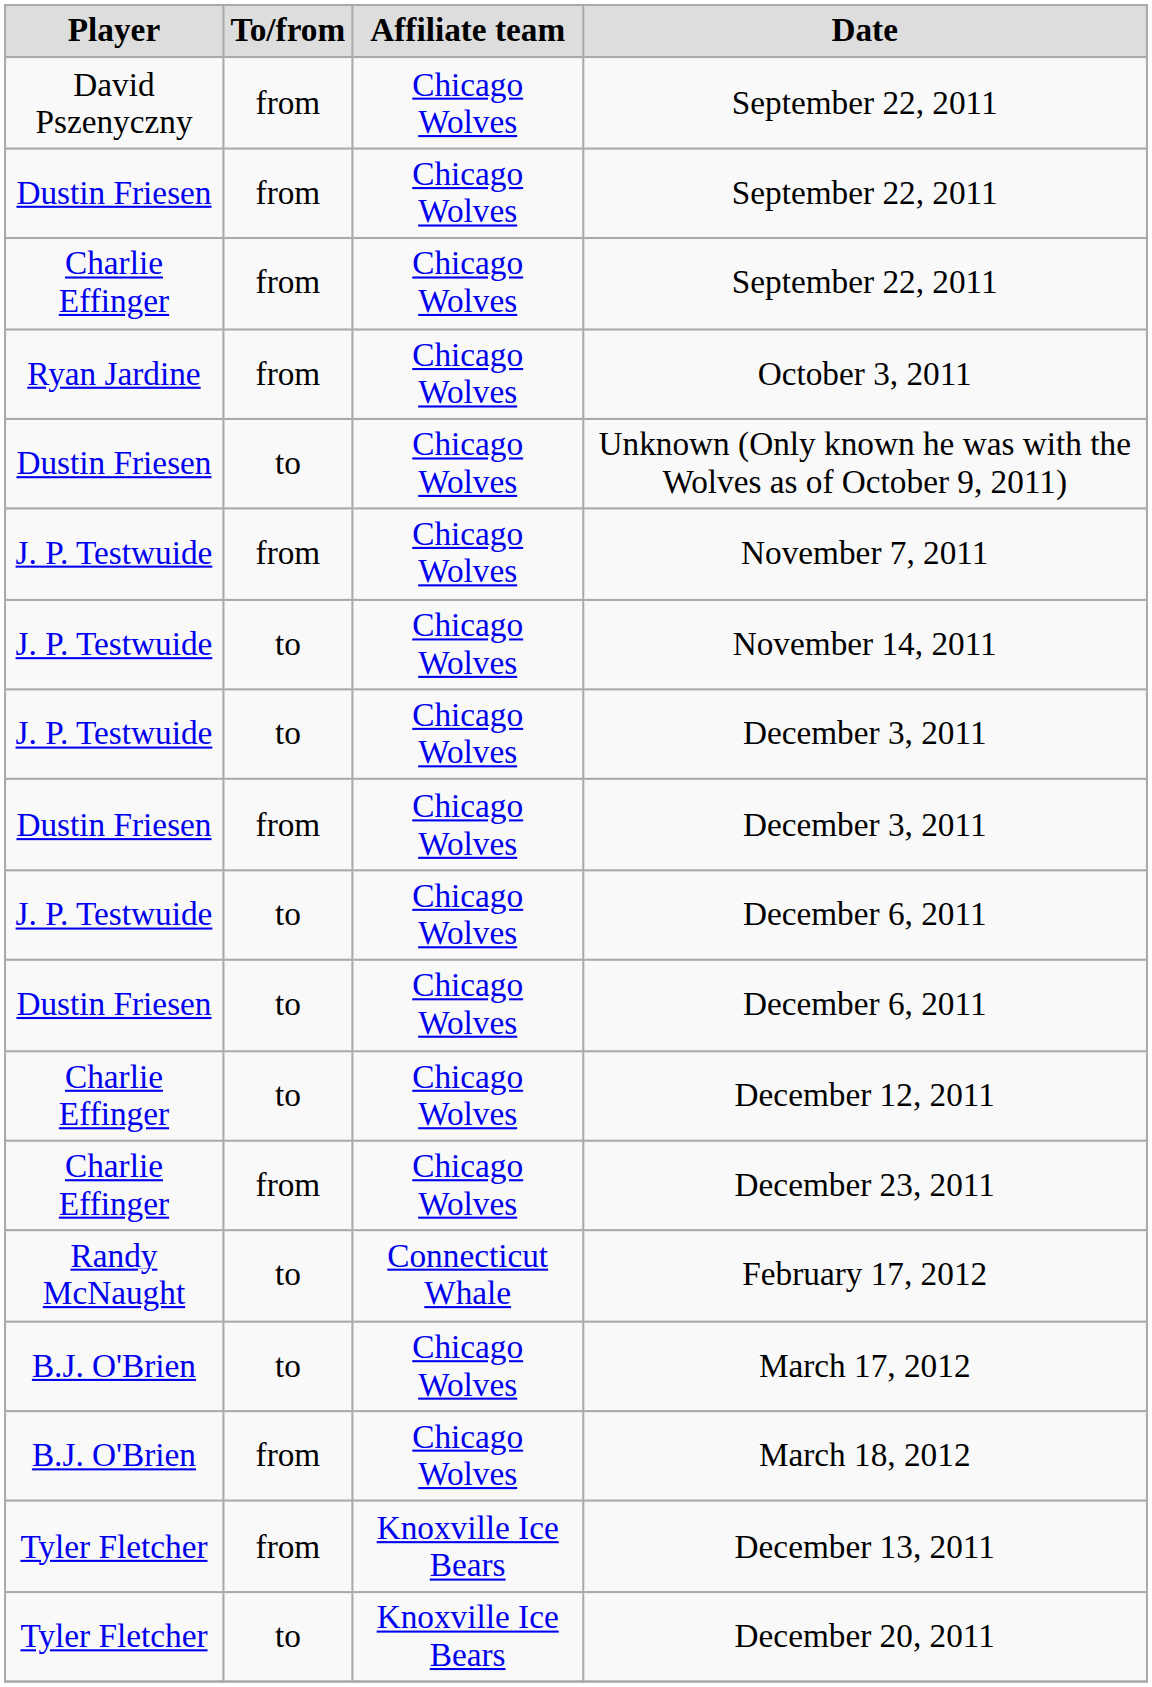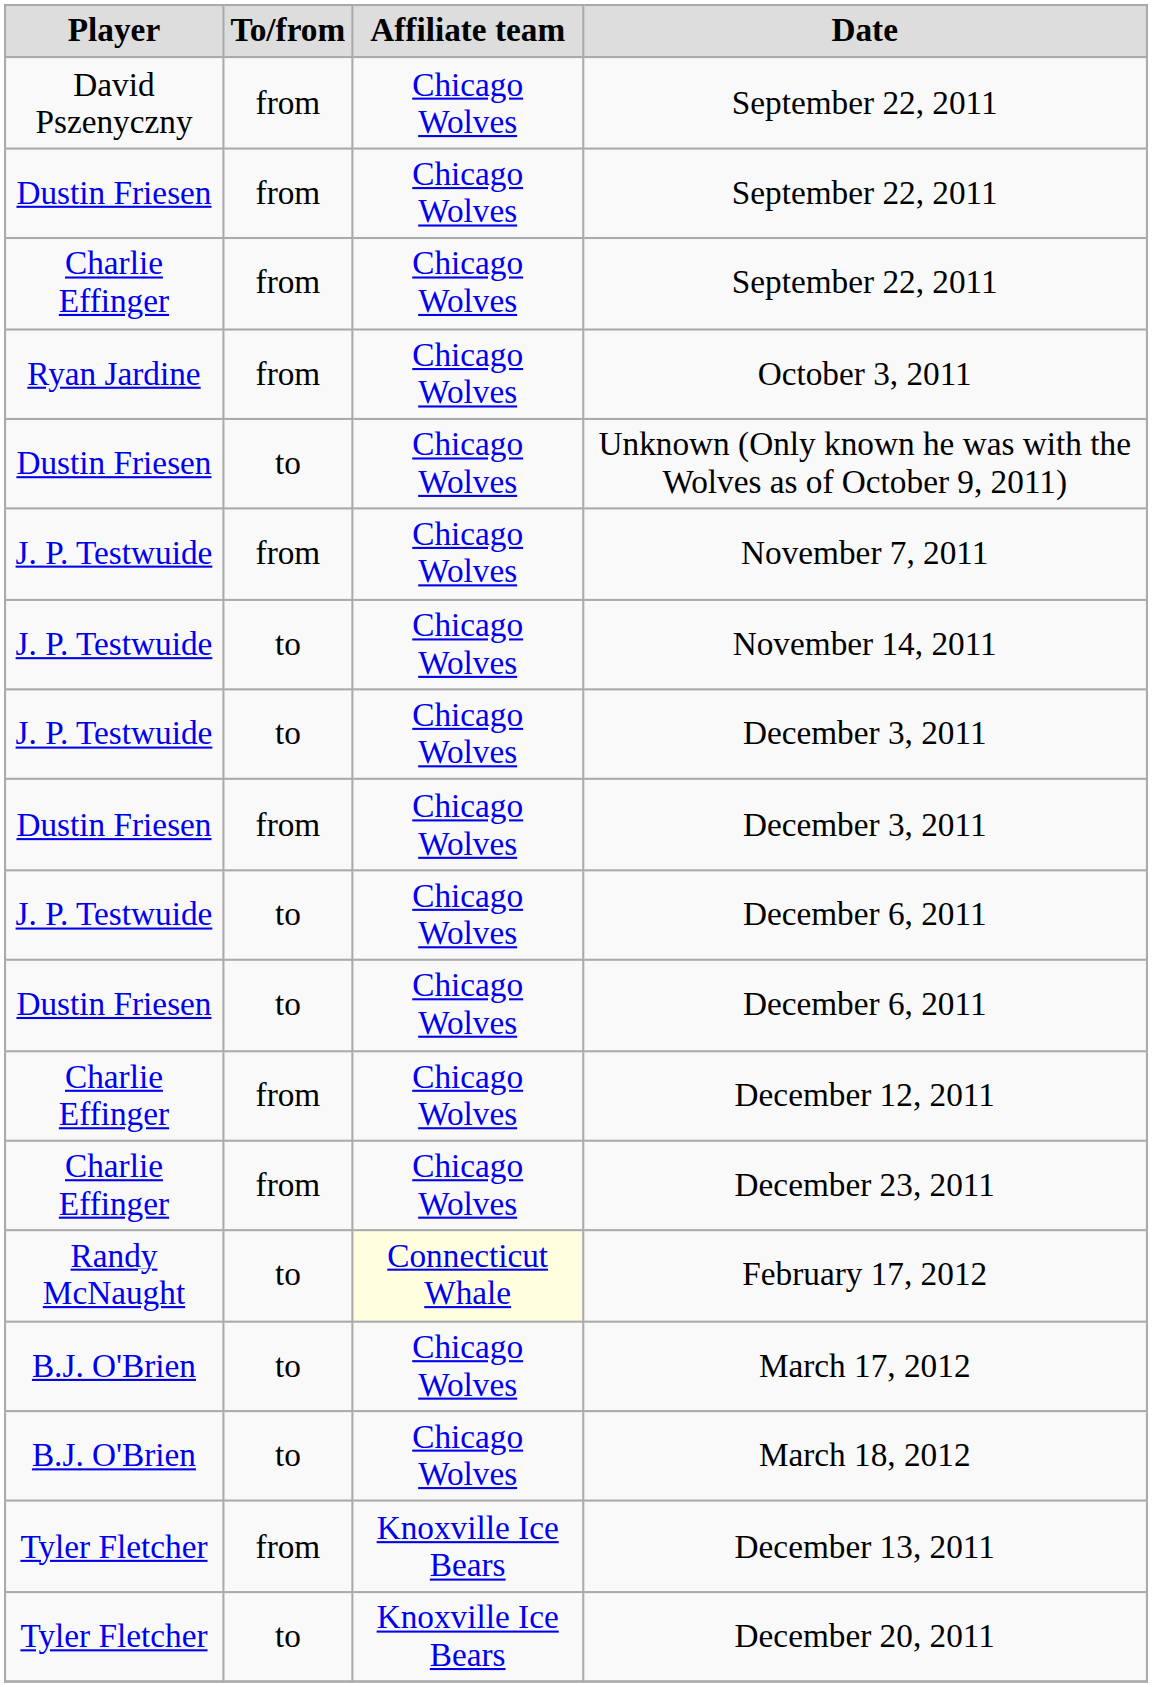(288, 1094) to -> (288, 1094) from
(468, 1275) no background -> (468, 1275) lightyellow background
(288, 1455) from -> (288, 1455) to
